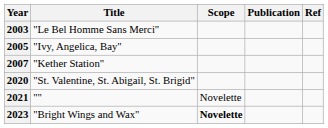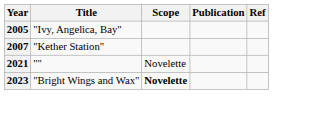- row: (18, 30)
- row: (18, 81)
